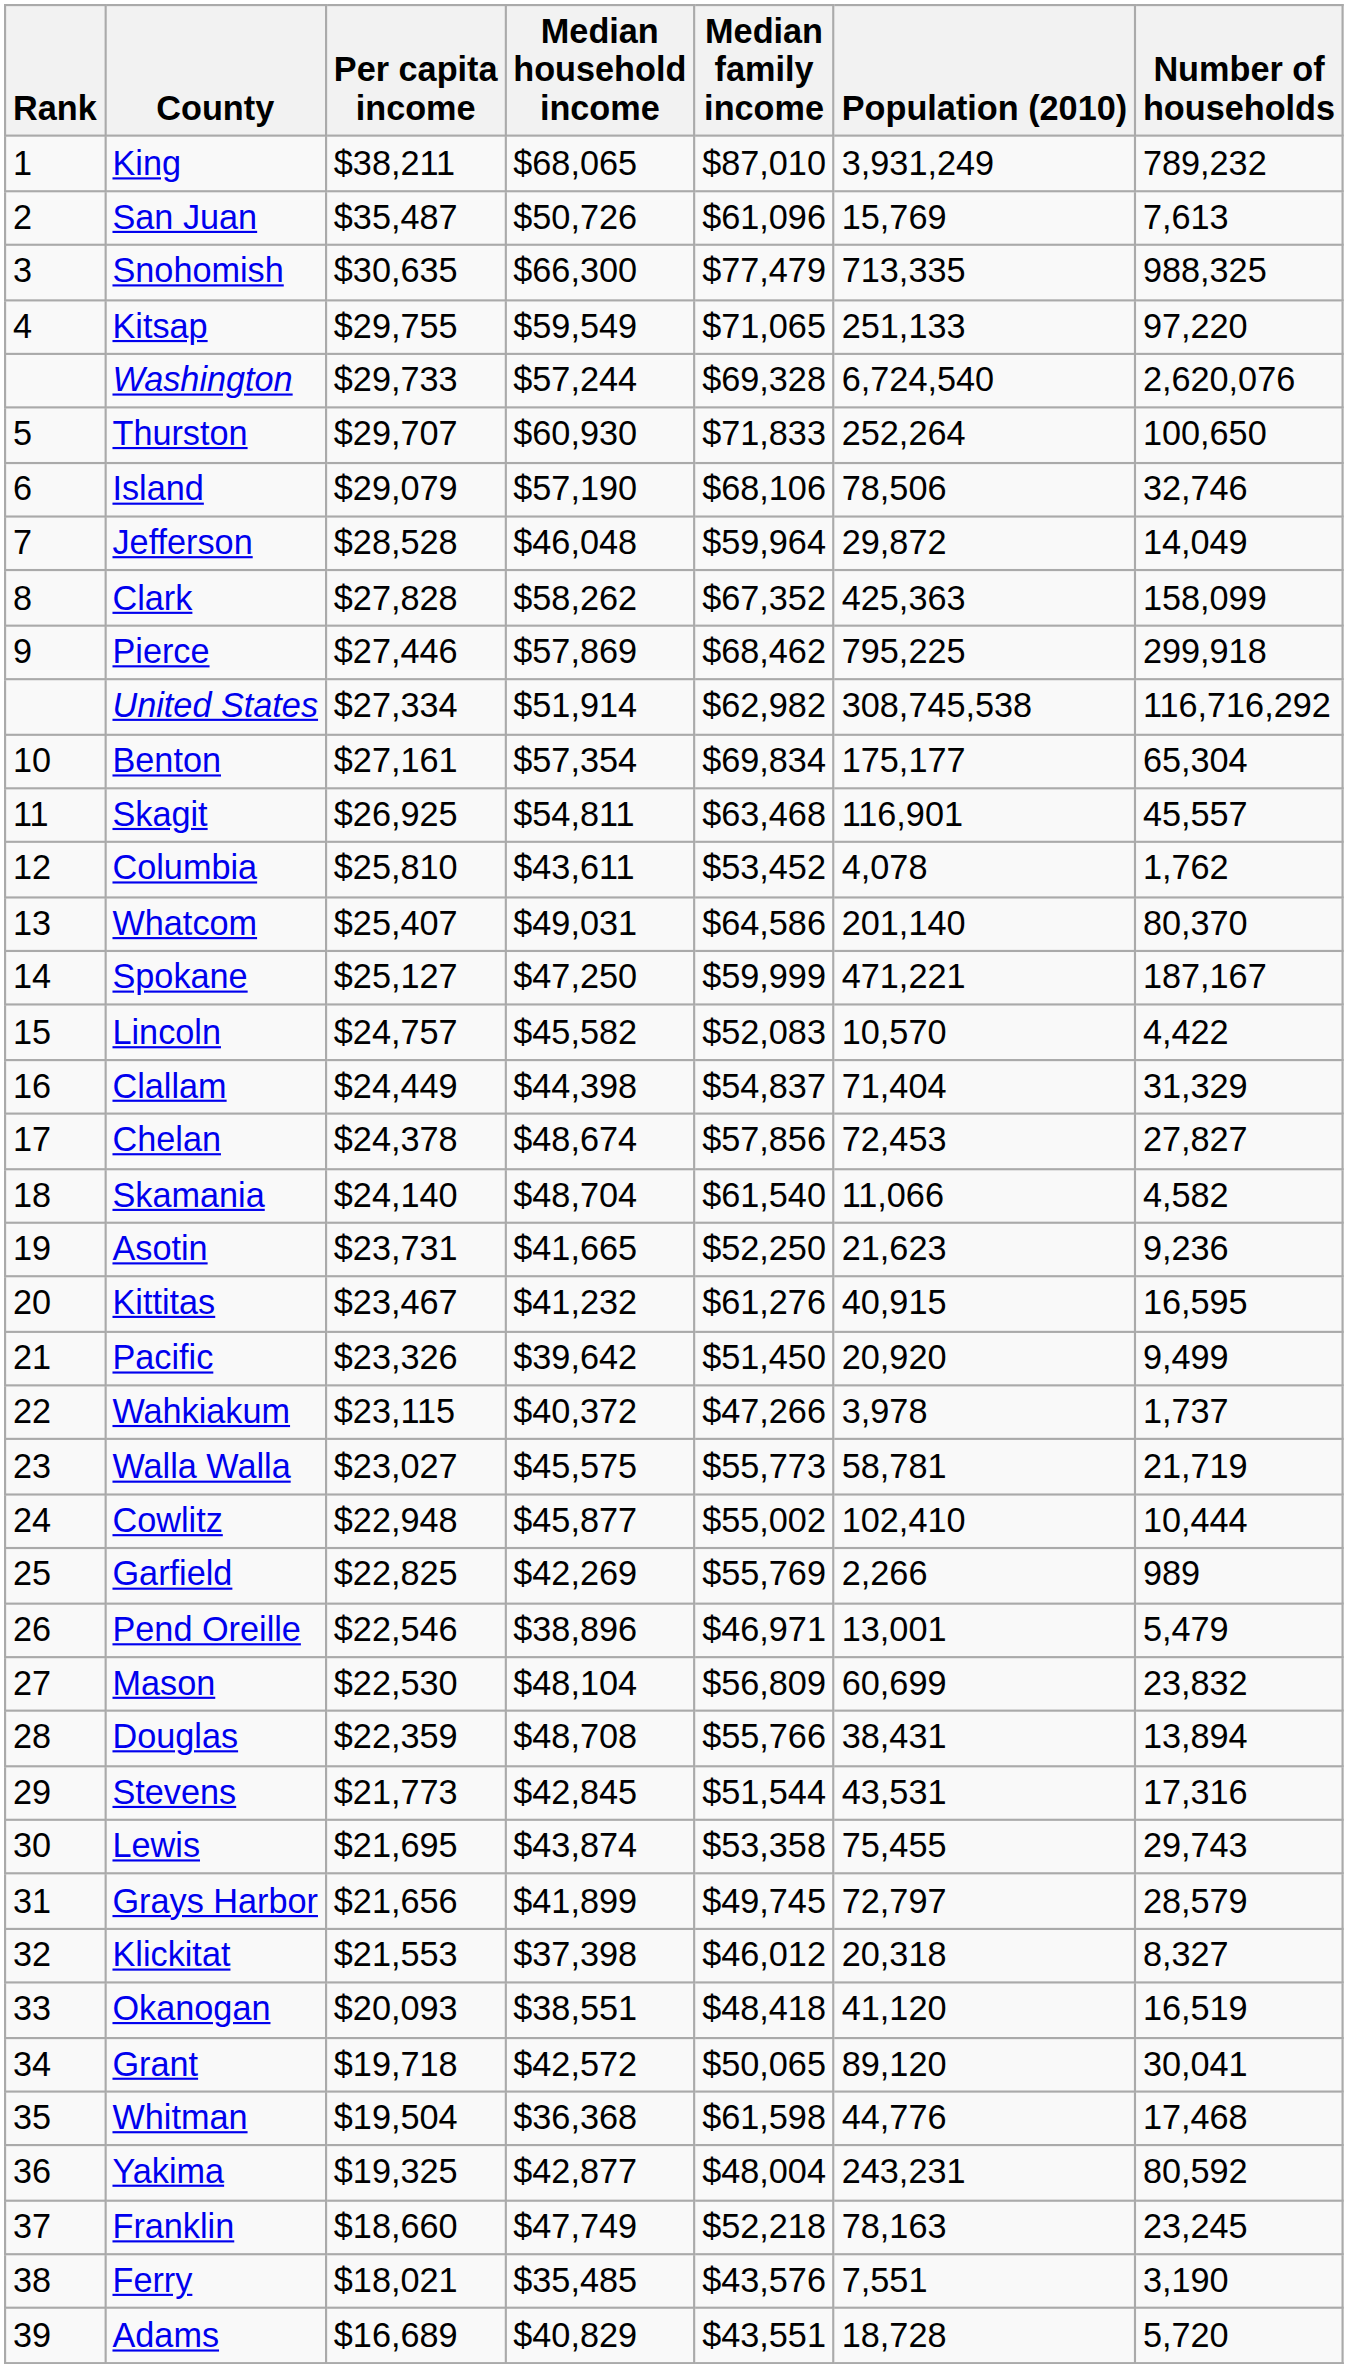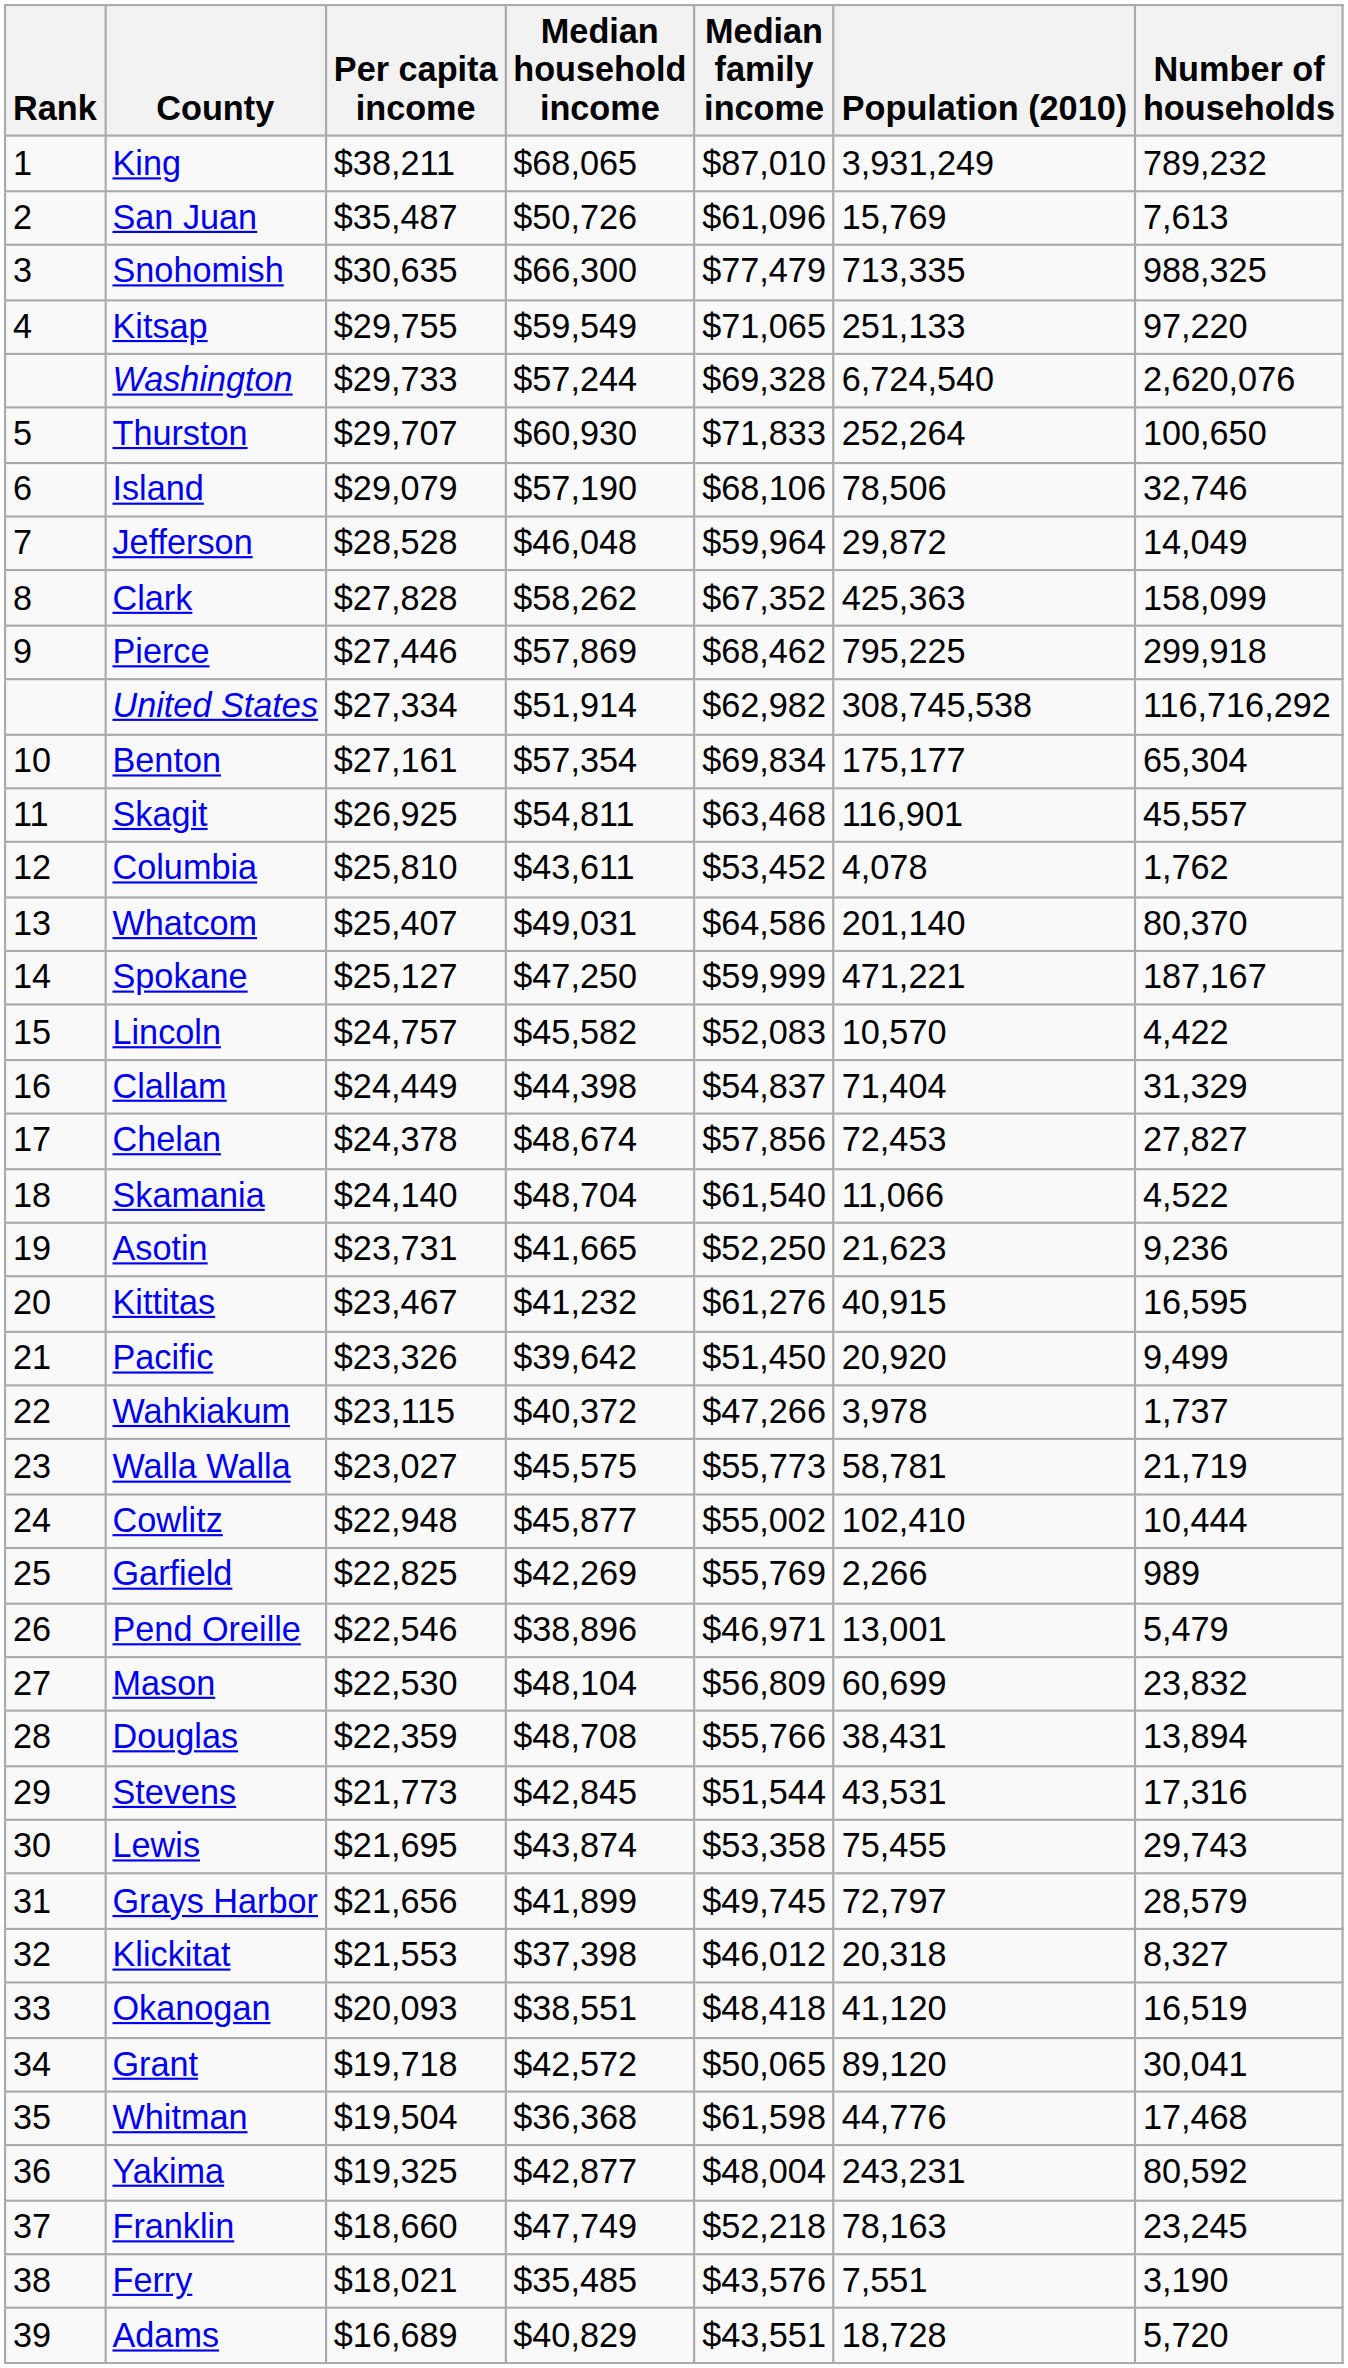(1186, 1194) 4,582 -> (1186, 1194) 4,522
